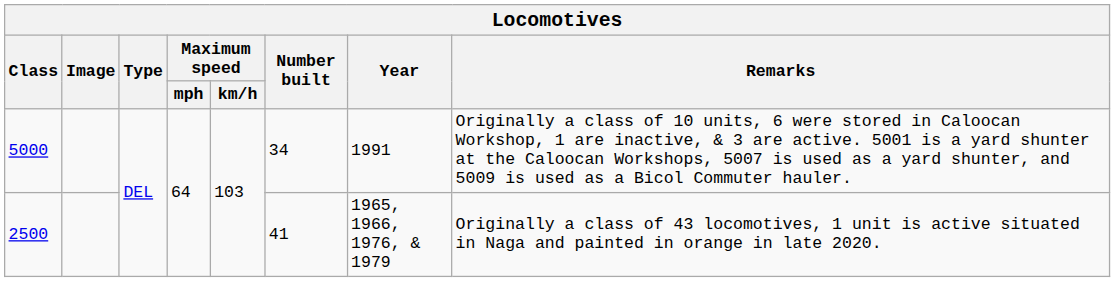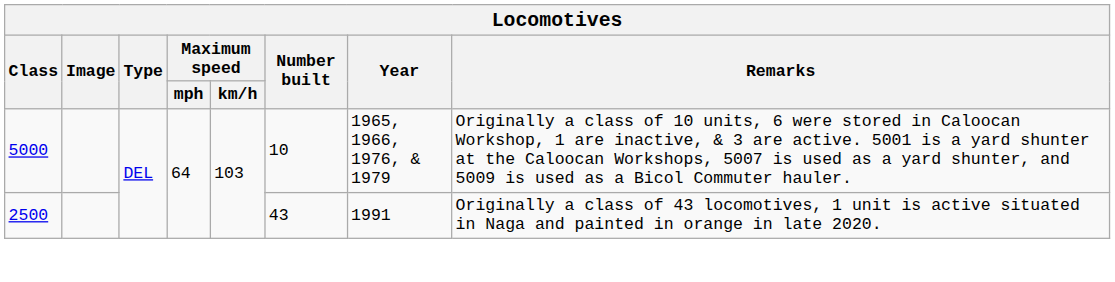(279, 150) 34 -> (279, 150) 10
(371, 150) 1991 -> (386, 150) 1965, 1966, 1976, & 1979
(279, 234) 41 -> (279, 215) 43
(386, 234) 1965, 1966, 1976, & 1979 -> (371, 215) 1991
